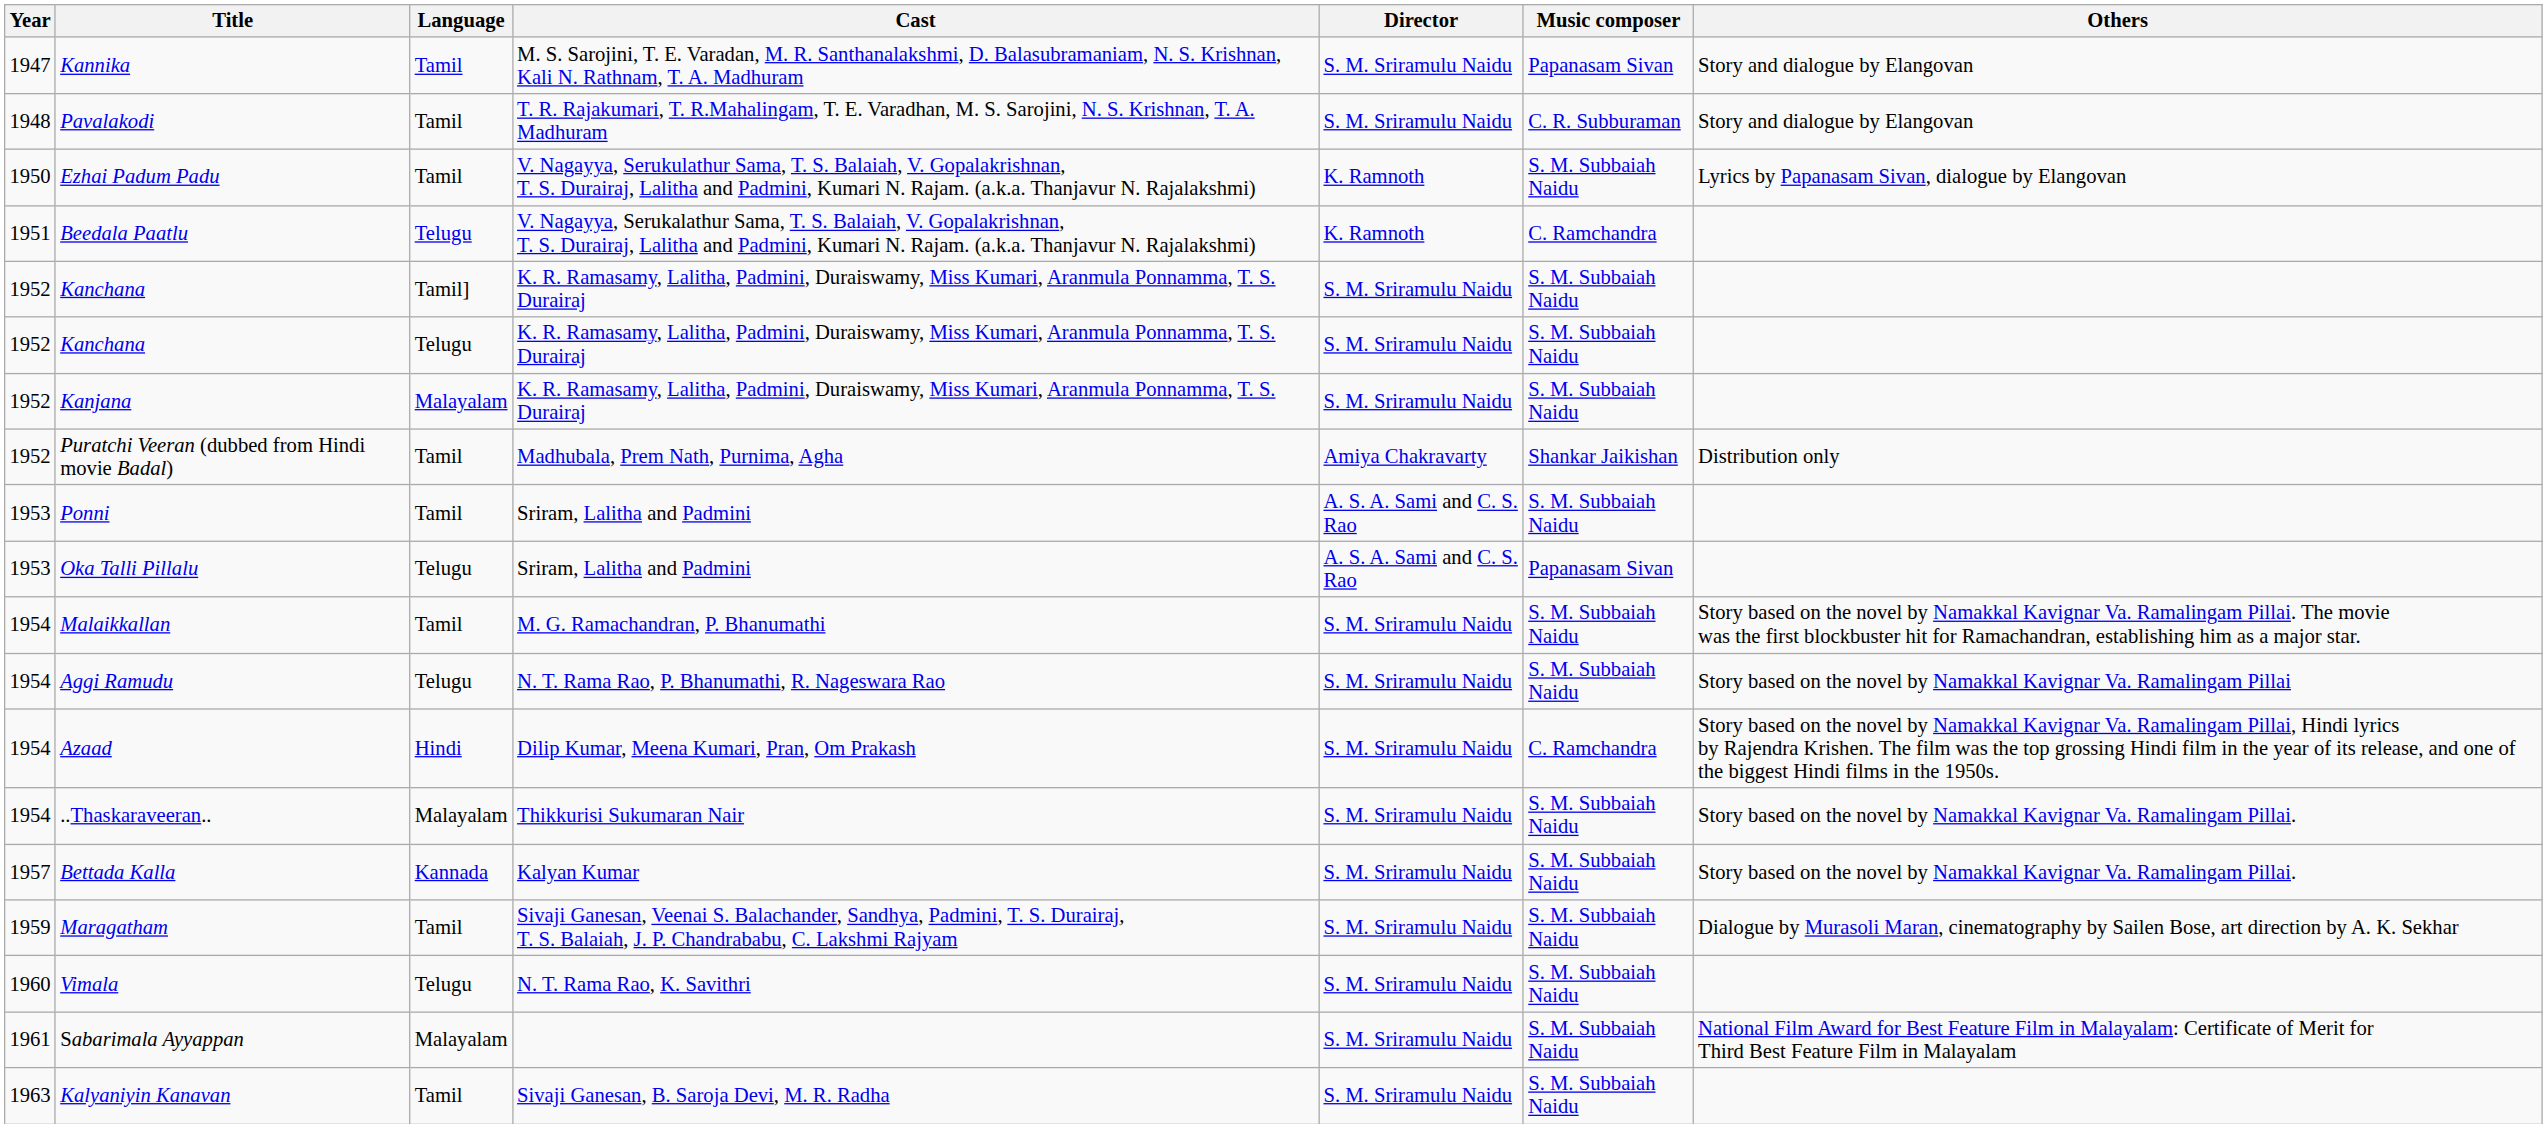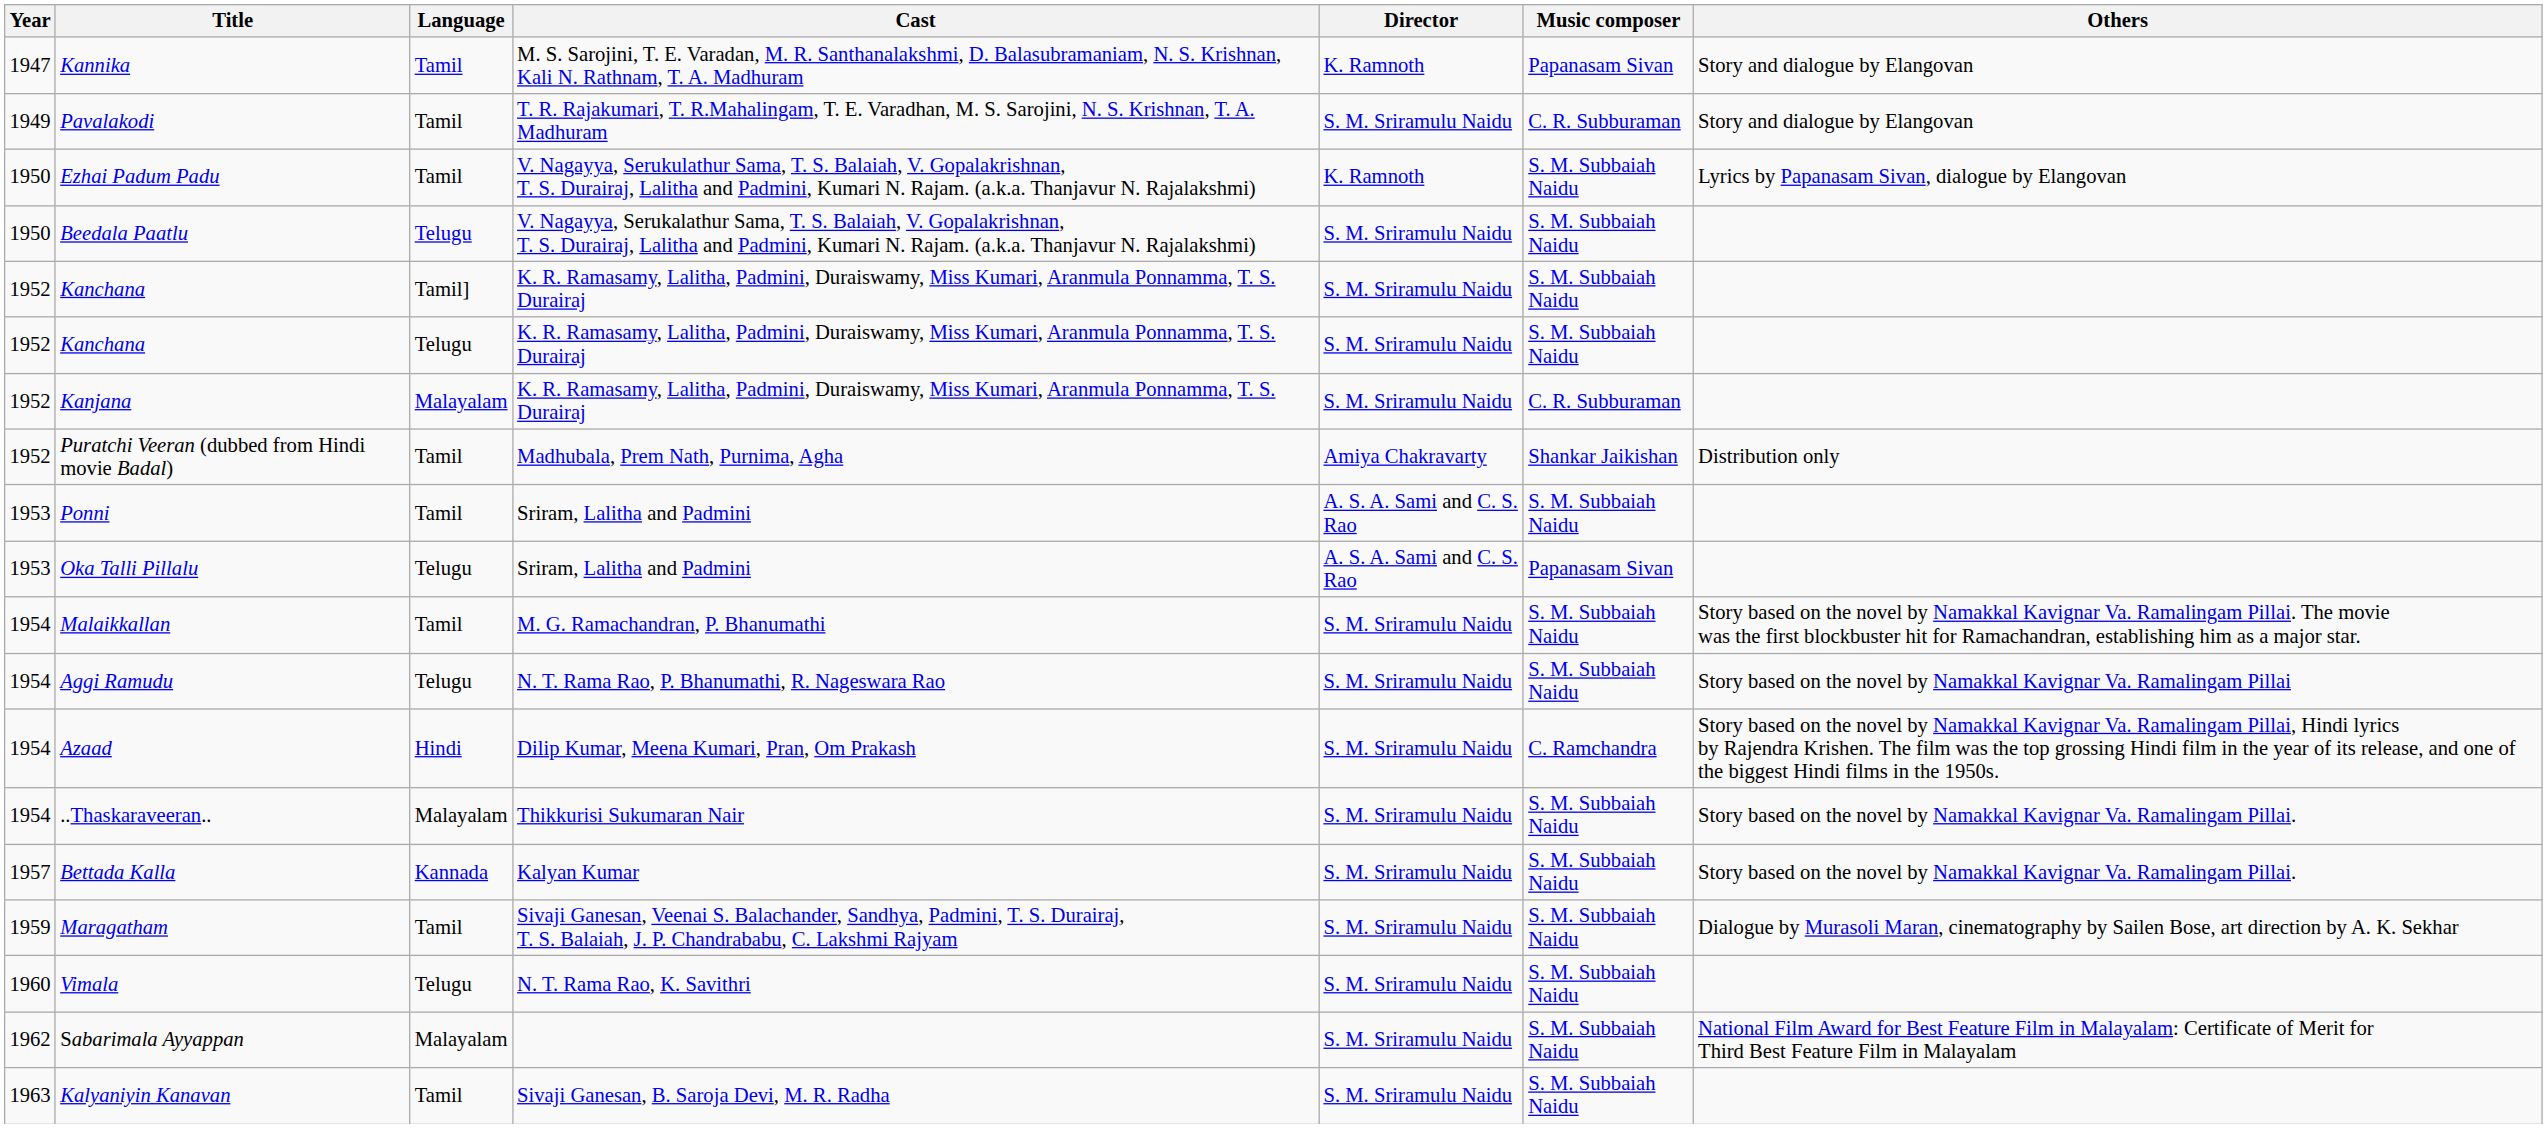(1418, 65) S. M. Sriramulu Naidu -> (1374, 65) K. Ramnoth
(30, 121) 1948 -> (30, 121) 1949
(30, 233) 1951 -> (30, 233) 1950
(1374, 233) K. Ramnoth -> (1418, 233) S. M. Sriramulu Naidu
(1592, 233) C. Ramchandra -> (1592, 233) S. M. Subbaiah Naidu
(1592, 400) S. M. Subbaiah Naidu -> (1604, 400) C. R. Subburaman
(30, 1039) 1961 -> (30, 1039) 1962
